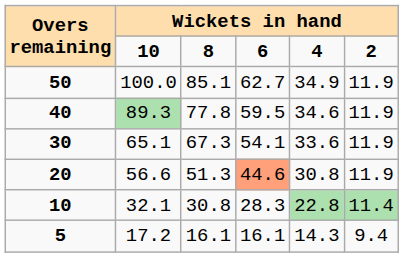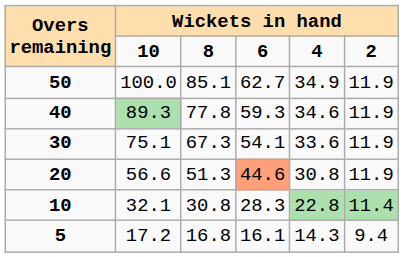(263, 113) 59.5 -> (263, 113) 59.3
(148, 144) 65.1 -> (148, 144) 75.1
(208, 236) 16.1 -> (208, 236) 16.8
